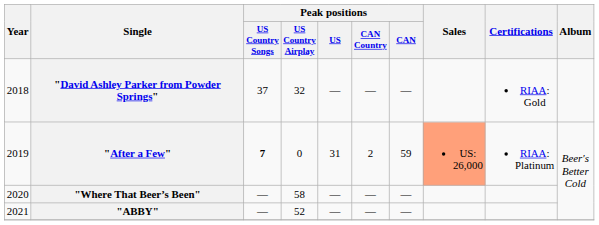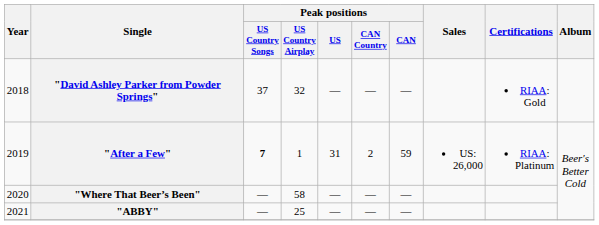(300, 153) 0 -> (300, 153) 1
(454, 160) lightsalmon background -> (454, 160) no background
(300, 211) 52 -> (300, 211) 25
